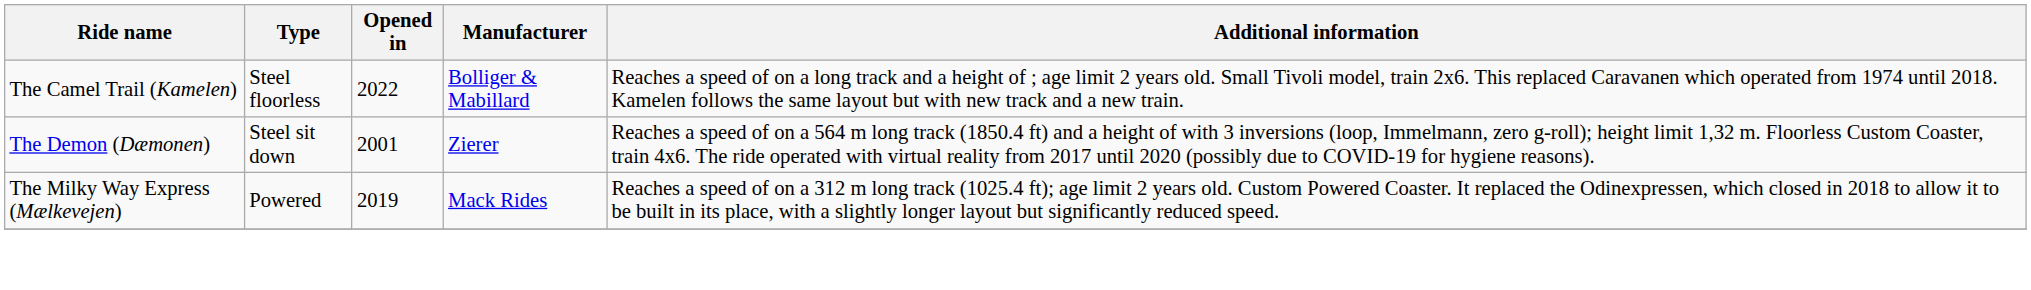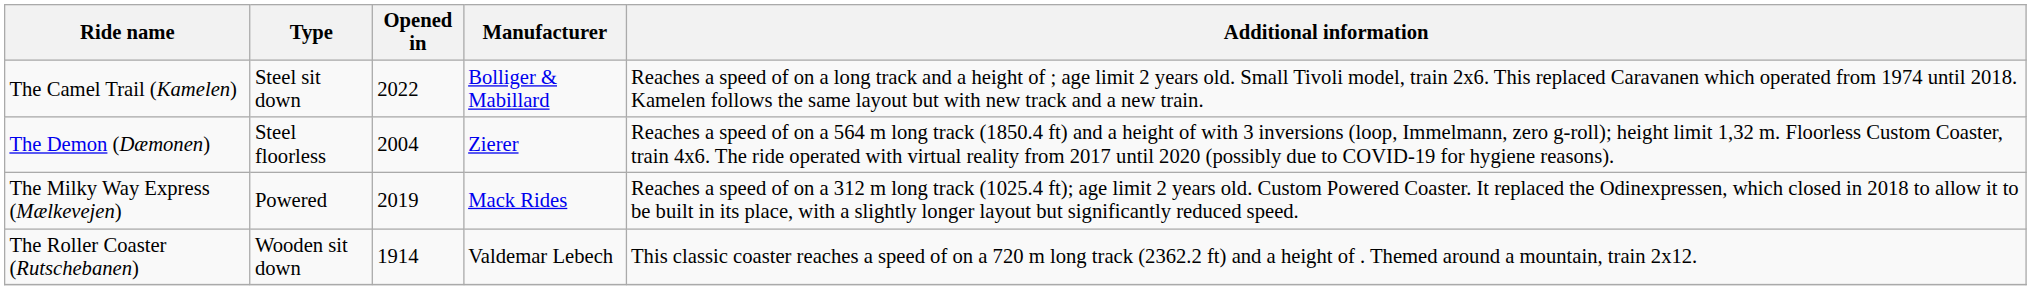(285, 88) Steel floorless -> (288, 88) Steel sit down
(282, 144) Steel sit down -> (290, 144) Steel floorless
(378, 144) 2001 -> (398, 144) 2004
+ row: (88, 256)
